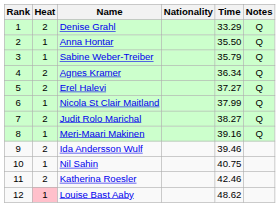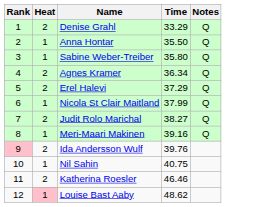- column: (188, 12)
(229, 57) 35.79 -> (176, 57) 35.80
(229, 88) 37.27 -> (176, 88) 37.29
(18, 149) no background -> (18, 149) pink background
(229, 149) 39.46 -> (176, 149) 39.76
(229, 179) 42.46 -> (176, 179) 46.46
